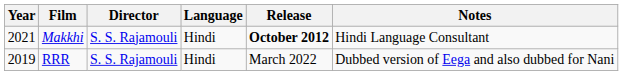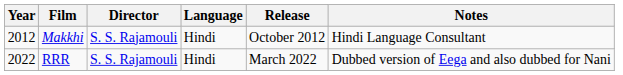(22, 37) 2021 -> (22, 37) 2012
(289, 37) bold -> (287, 37) normal
(22, 59) 2019 -> (22, 59) 2022
